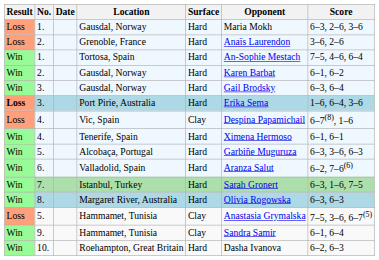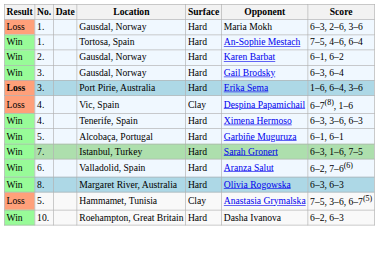- row: (41, 42)
(327, 136) 6–1, 6–1 -> (336, 121) 6–3, 3–6, 6–3
(336, 151) 6–3, 3–6, 6–3 -> (327, 136) 6–1, 6–1
rows swapped: (41, 168) <-> (41, 184)
- row: (41, 233)
